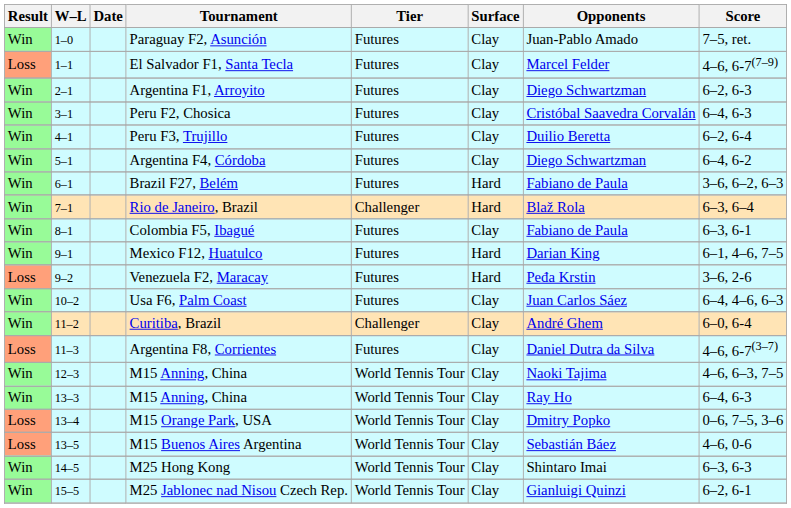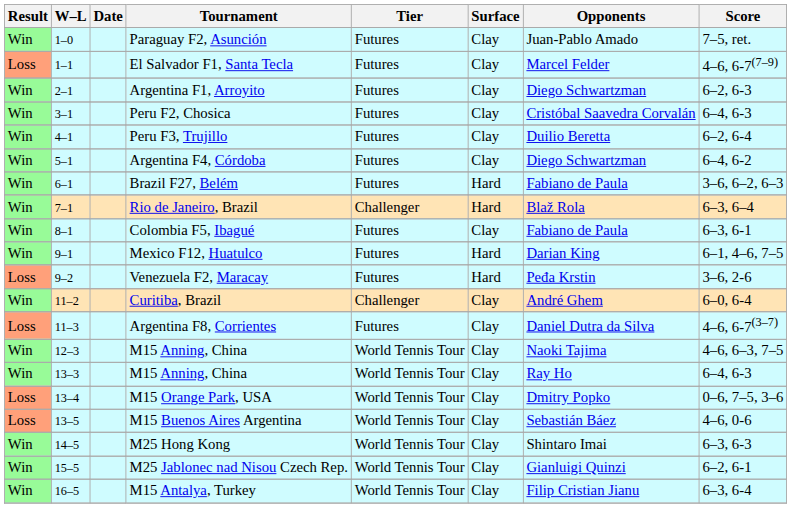- row: (67, 301)
+ row: (67, 491)
